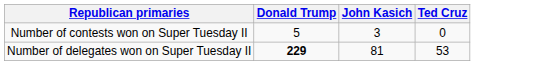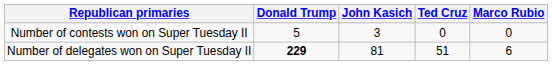+ column: (509, 13)
(443, 51) 53 -> (443, 51) 51
